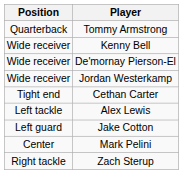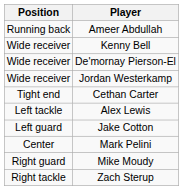- row: (126, 29)
+ row: (126, 29)
+ row: (126, 161)
